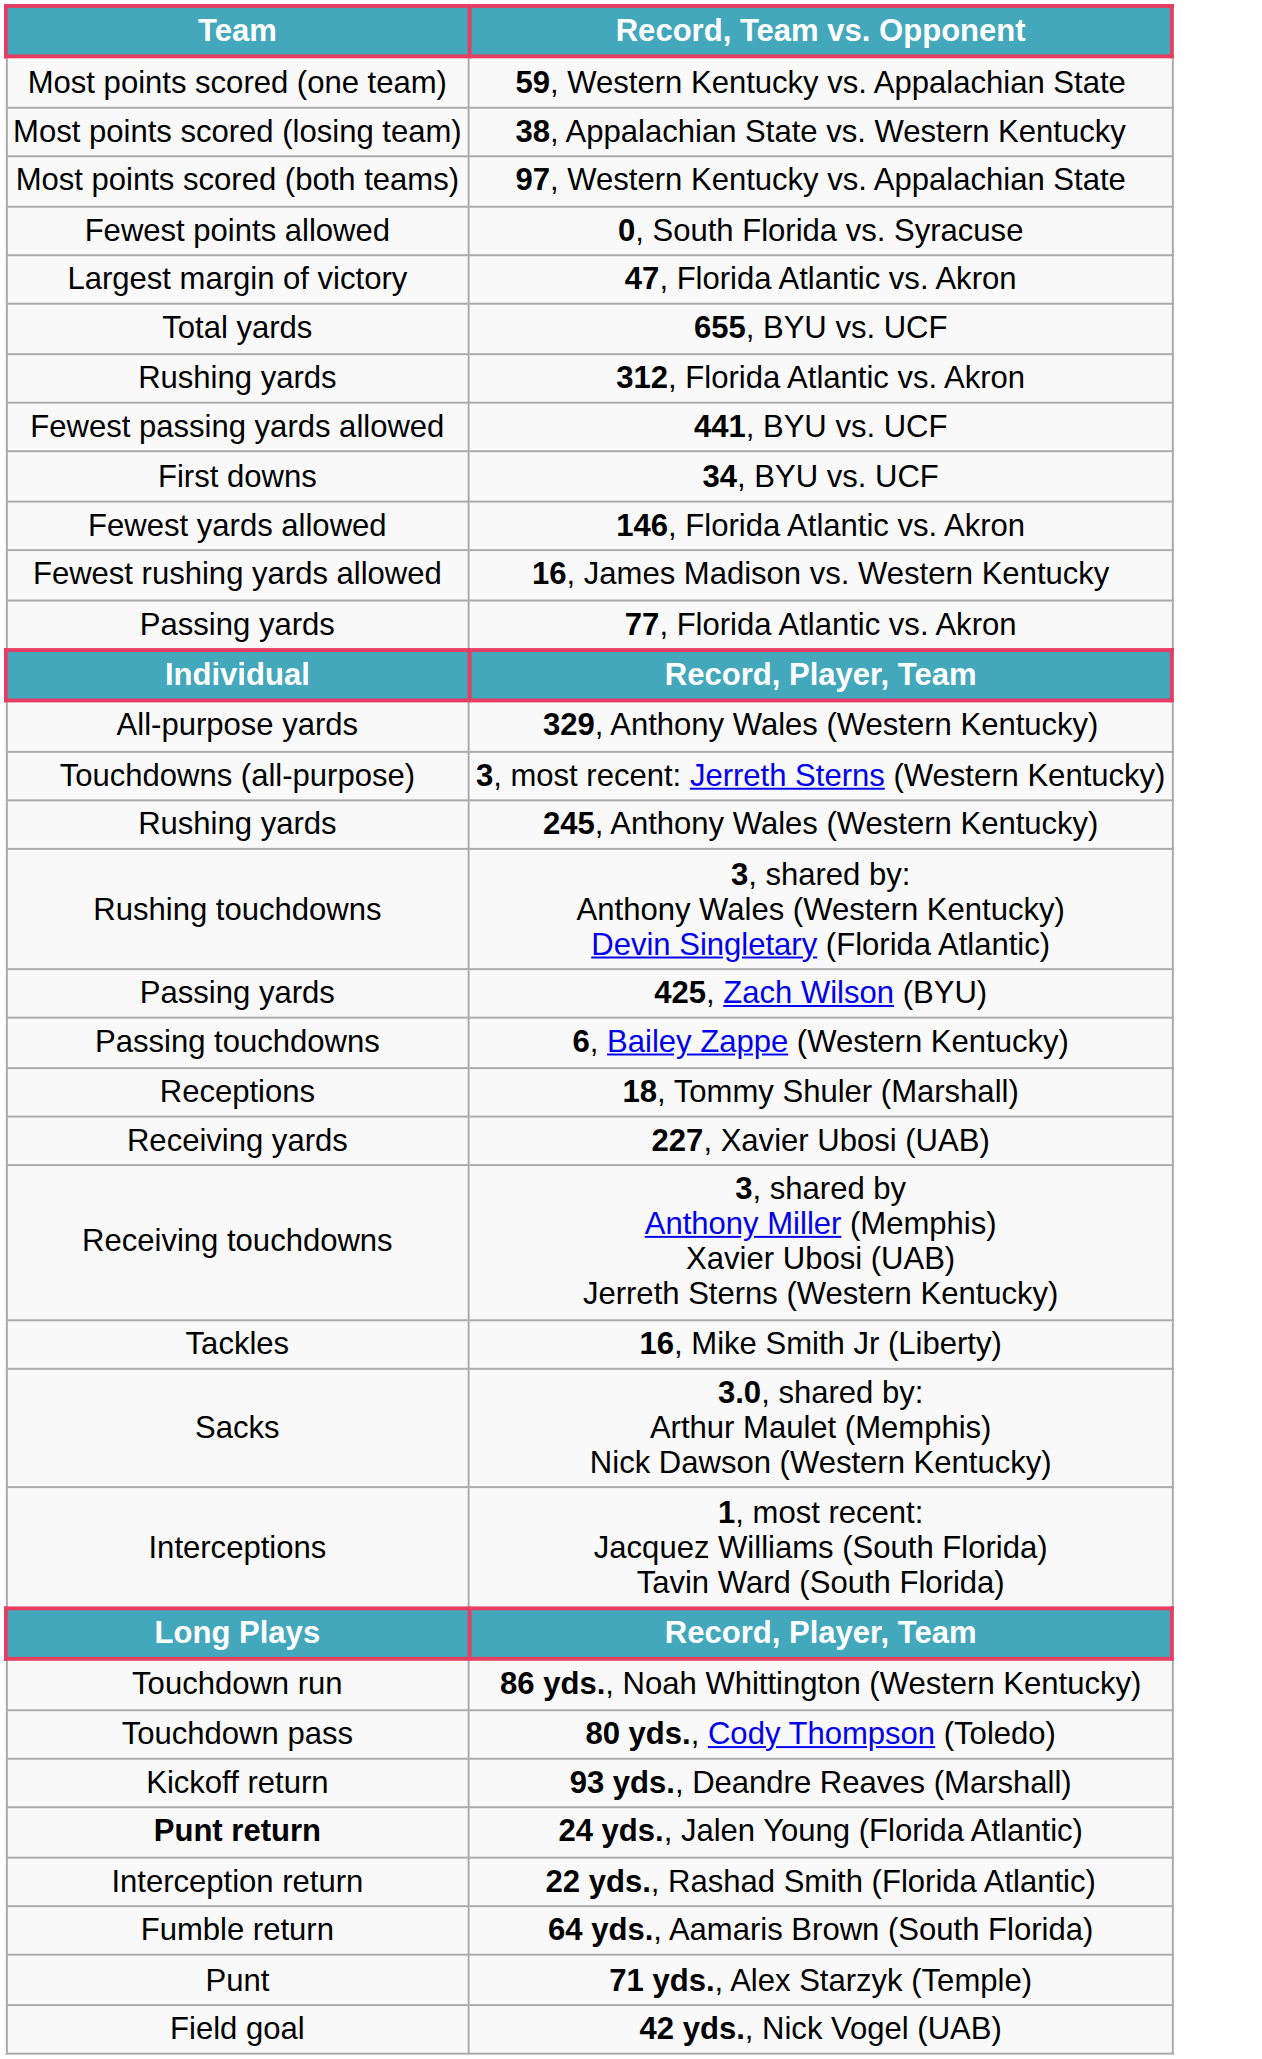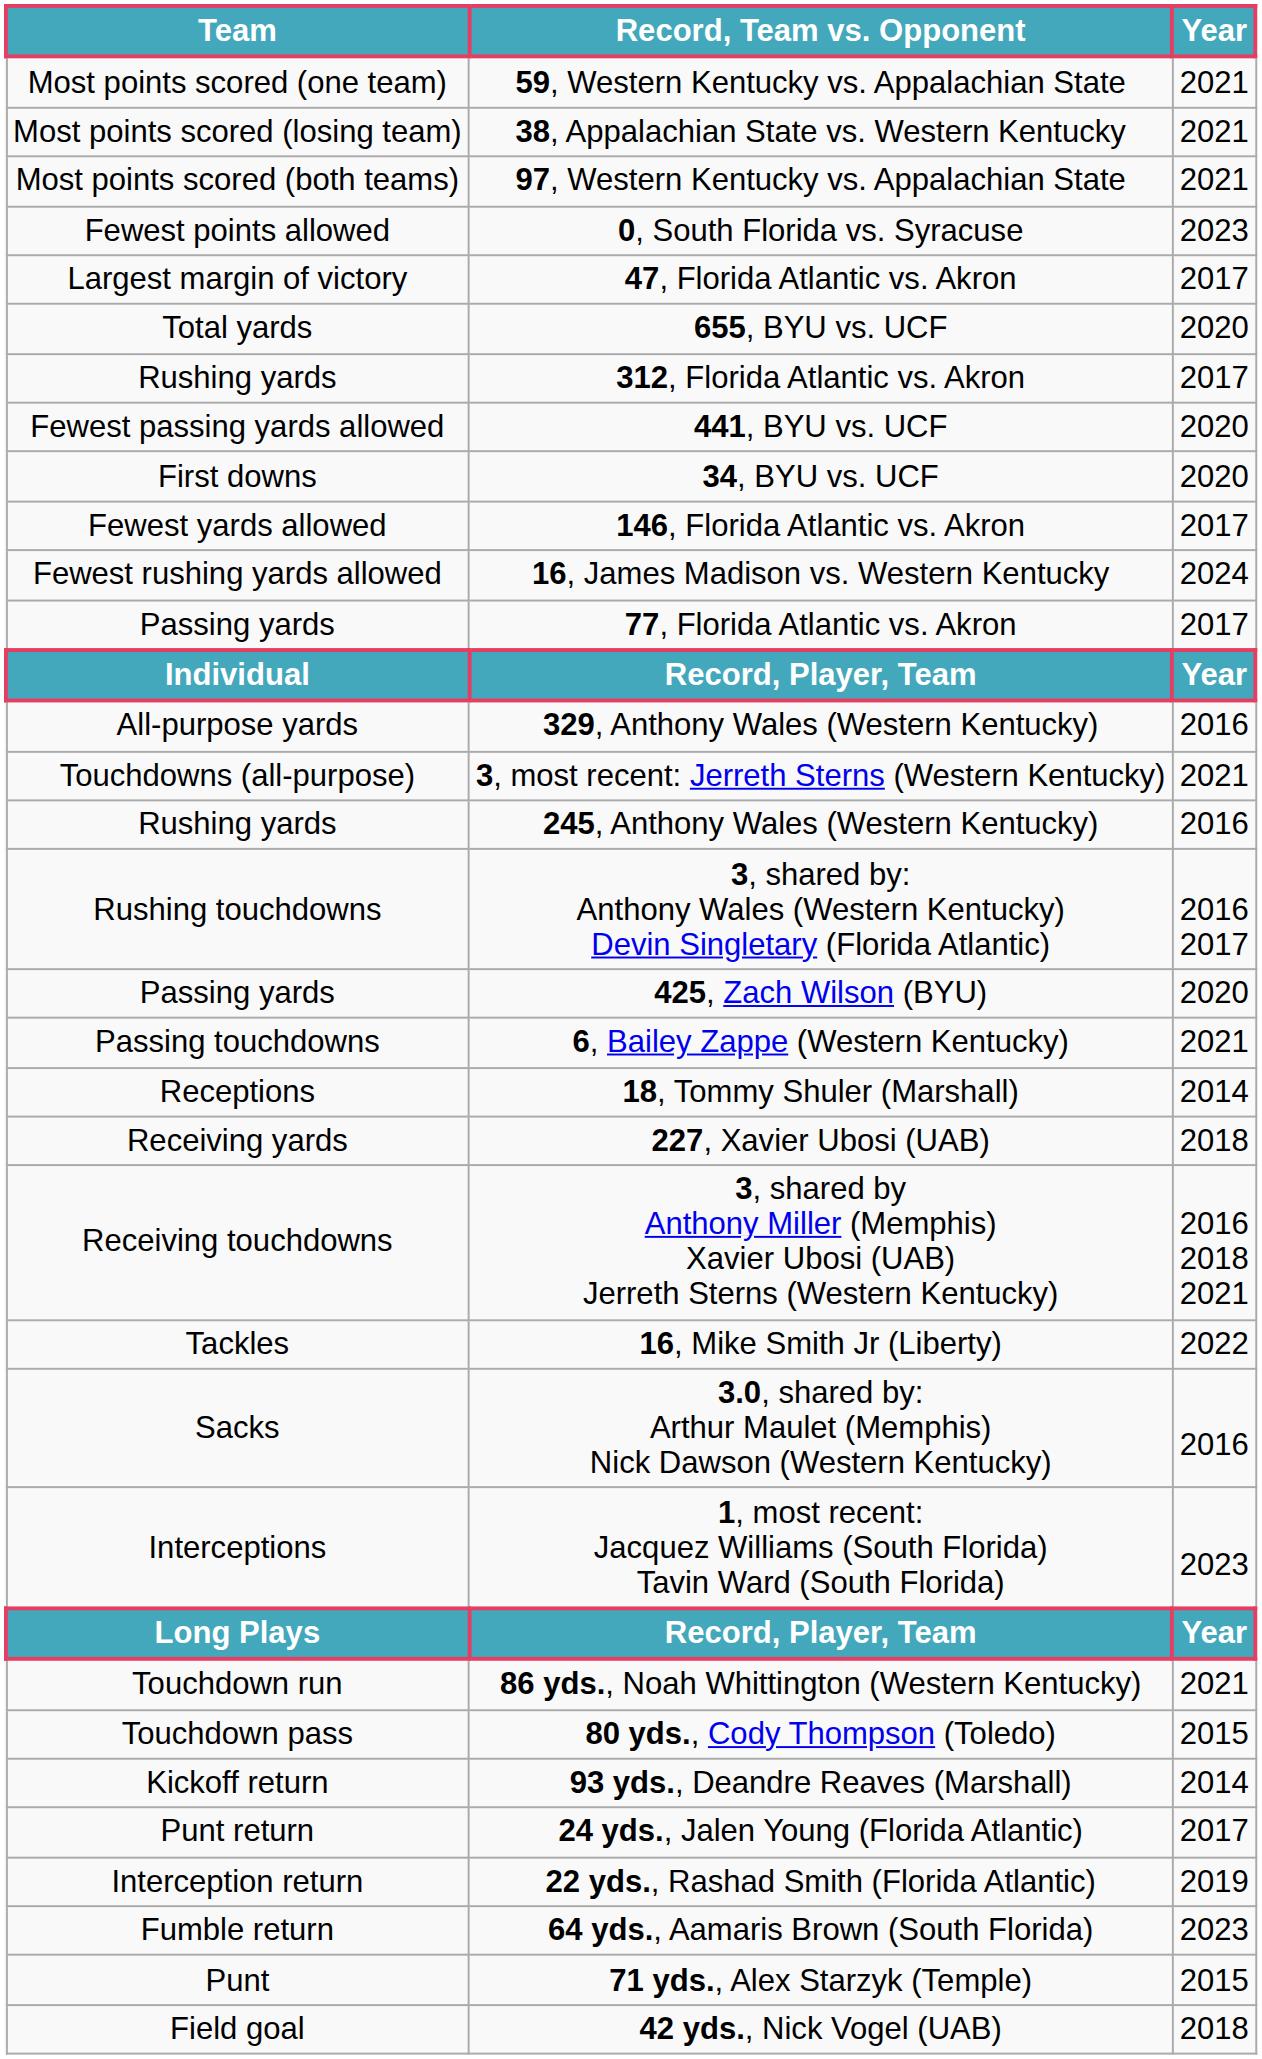+ column: (1214, 31)
(237, 1831) bold -> (237, 1831) normal
